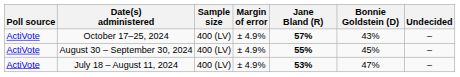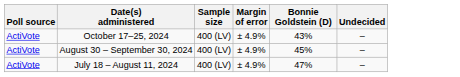- column: (303, 17)
